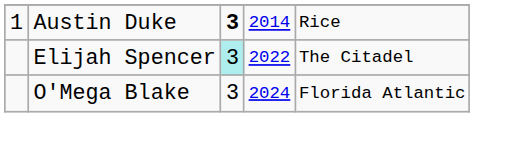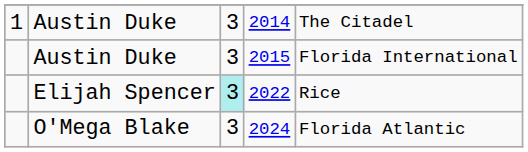(233, 23) bold -> (233, 23) normal
(320, 23) Rice -> (356, 23) The Citadel
+ row: (269, 58)
(356, 58) The Citadel -> (320, 93) Rice
